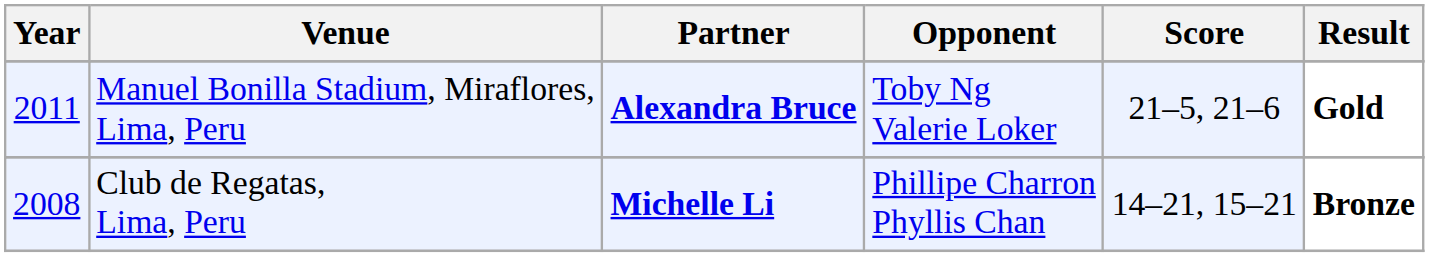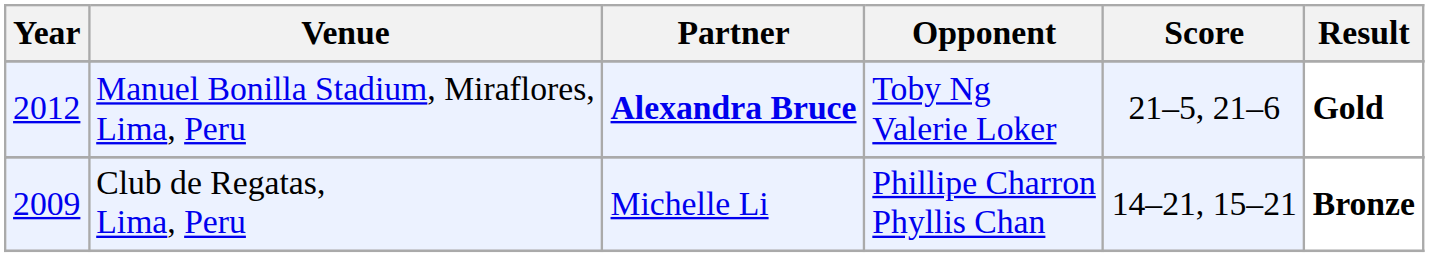(47, 108) 2011 -> (47, 108) 2012
(47, 203) 2008 -> (47, 203) 2009
(692, 203) bold -> (690, 203) normal
